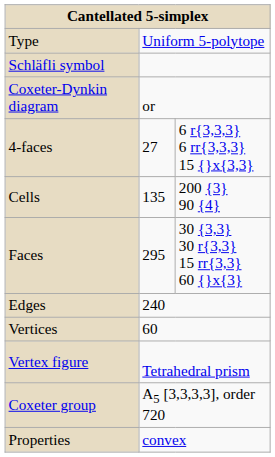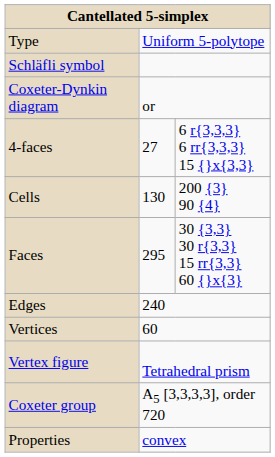(154, 197) 135 -> (154, 197) 130
